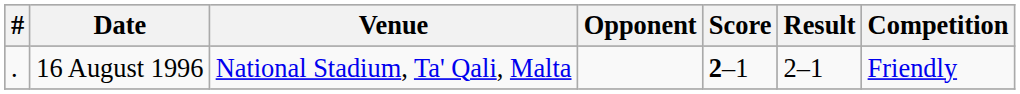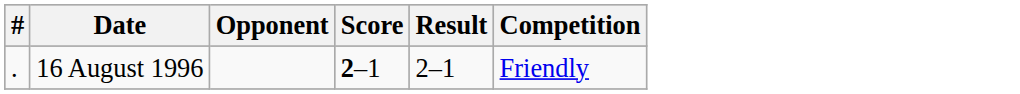- column: (394, 25)
